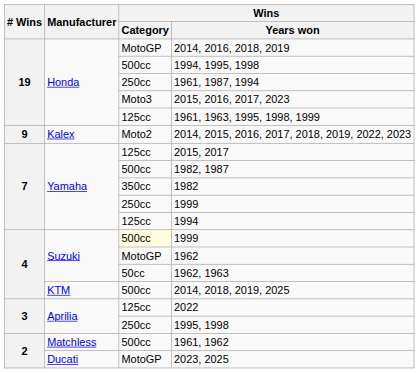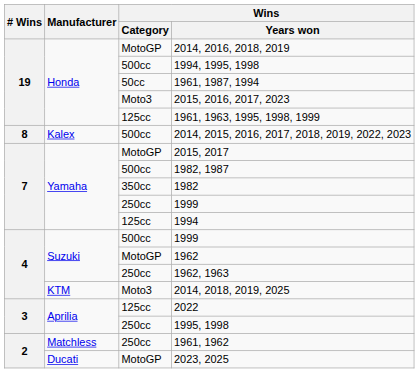(136, 83) 250cc -> (133, 83) 50cc
(24, 134) 9 -> (24, 134) 8
(137, 134) Moto2 -> (136, 134) 500cc
(136, 152) 125cc -> (142, 152) MotoGP
(136, 238) lightyellow background -> (136, 238) no background
(133, 273) 50cc -> (136, 273) 250cc
(136, 290) 500cc -> (137, 290) Moto3
(136, 342) 500cc -> (136, 342) 250cc
